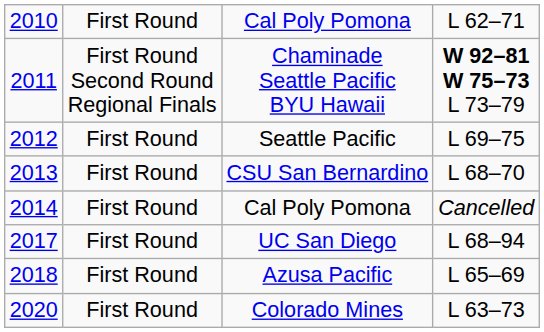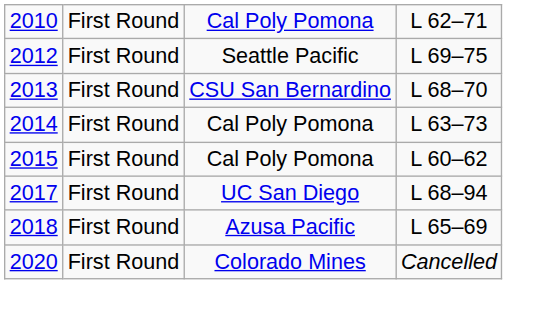- row: (34, 80)
(486, 207) Cancelled -> (449, 124) L 63–73
+ row: (34, 158)
(486, 310) L 63–73 -> (449, 261) Cancelled
